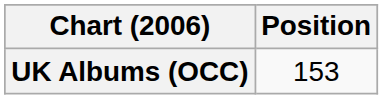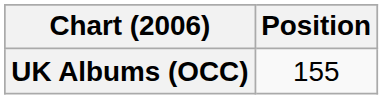(316, 70) 153 -> (316, 70) 155
